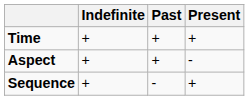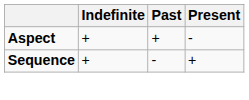- row: (24, 38)
